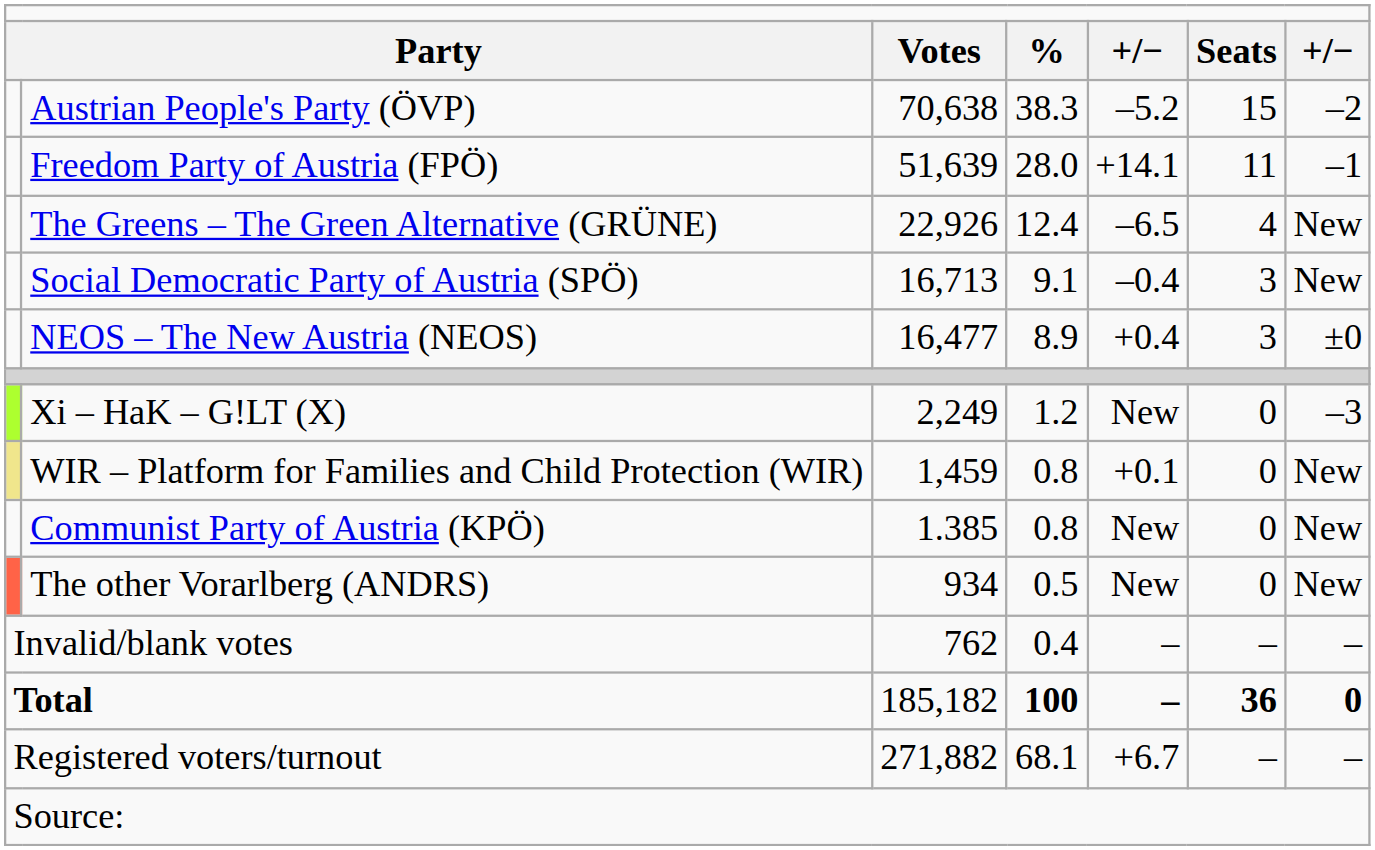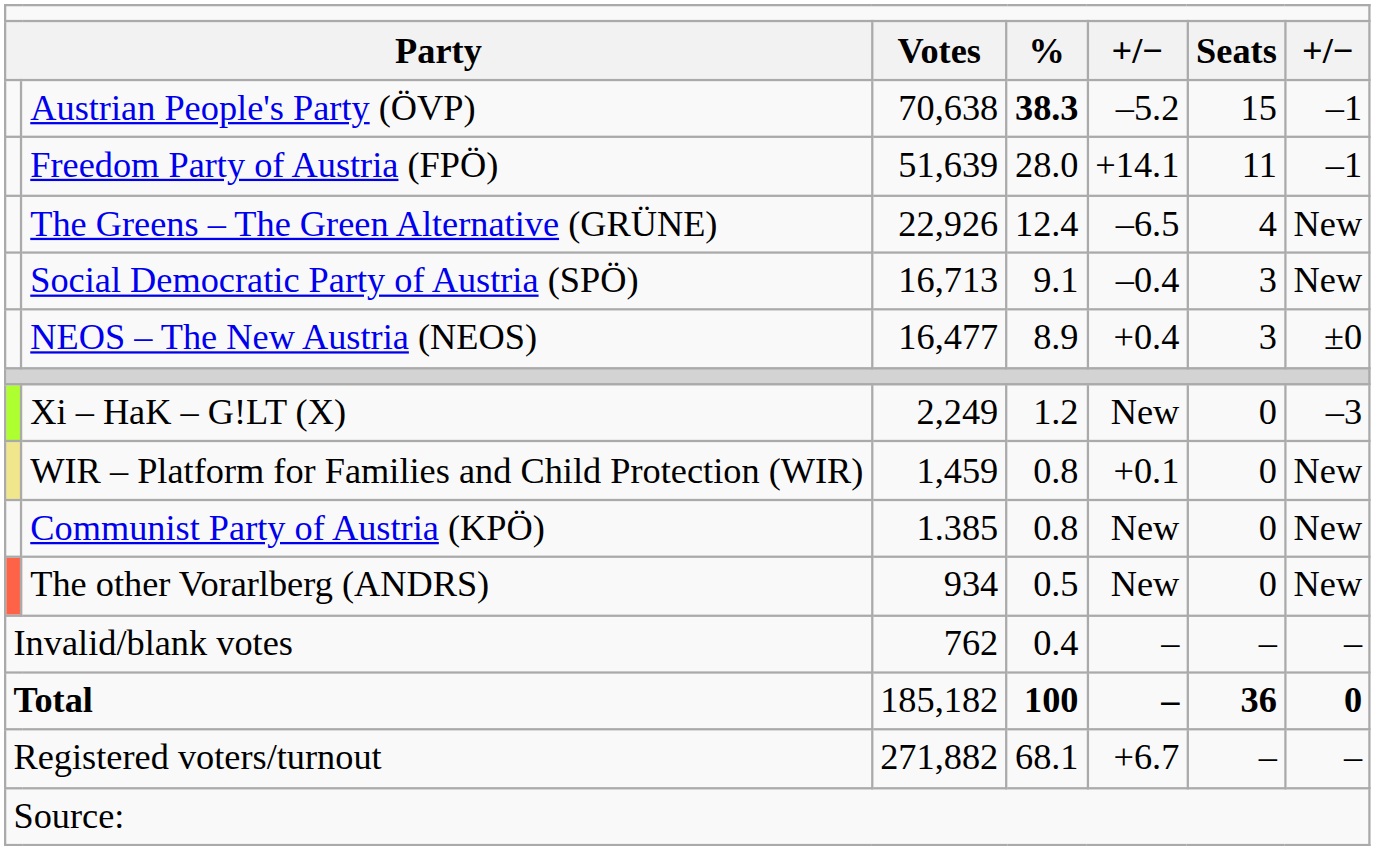(1047, 107) normal -> (1047, 107) bold
(1344, 107) –2 -> (1344, 107) –1
